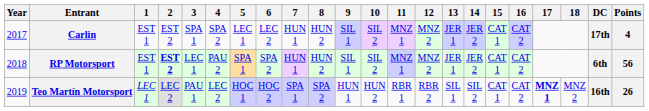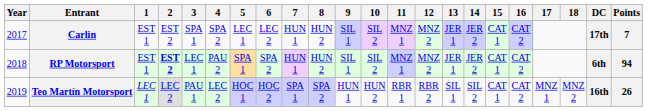(628, 34) 4 -> (627, 34) 7
(628, 63) 56 -> (627, 63) 94
(547, 91) bold -> (546, 91) normal
